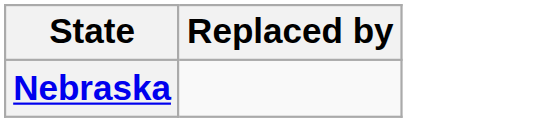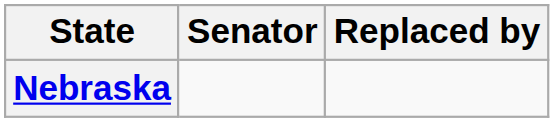+ column: (252, 32)
